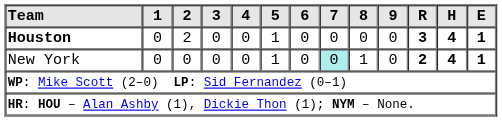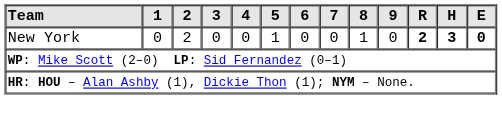- row: (39, 38)
(187, 60) 0 -> (187, 38) 2
(334, 60) paleturquoise background -> (334, 38) no background
(452, 60) 4 -> (452, 38) 3
(481, 60) 1 -> (481, 38) 0
